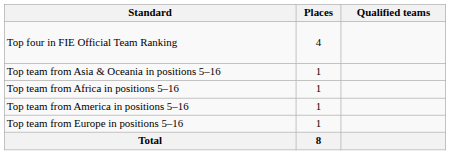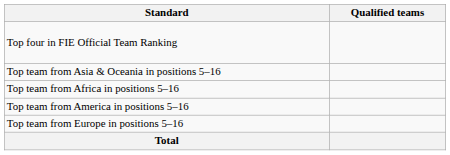- column: (318, 13)
